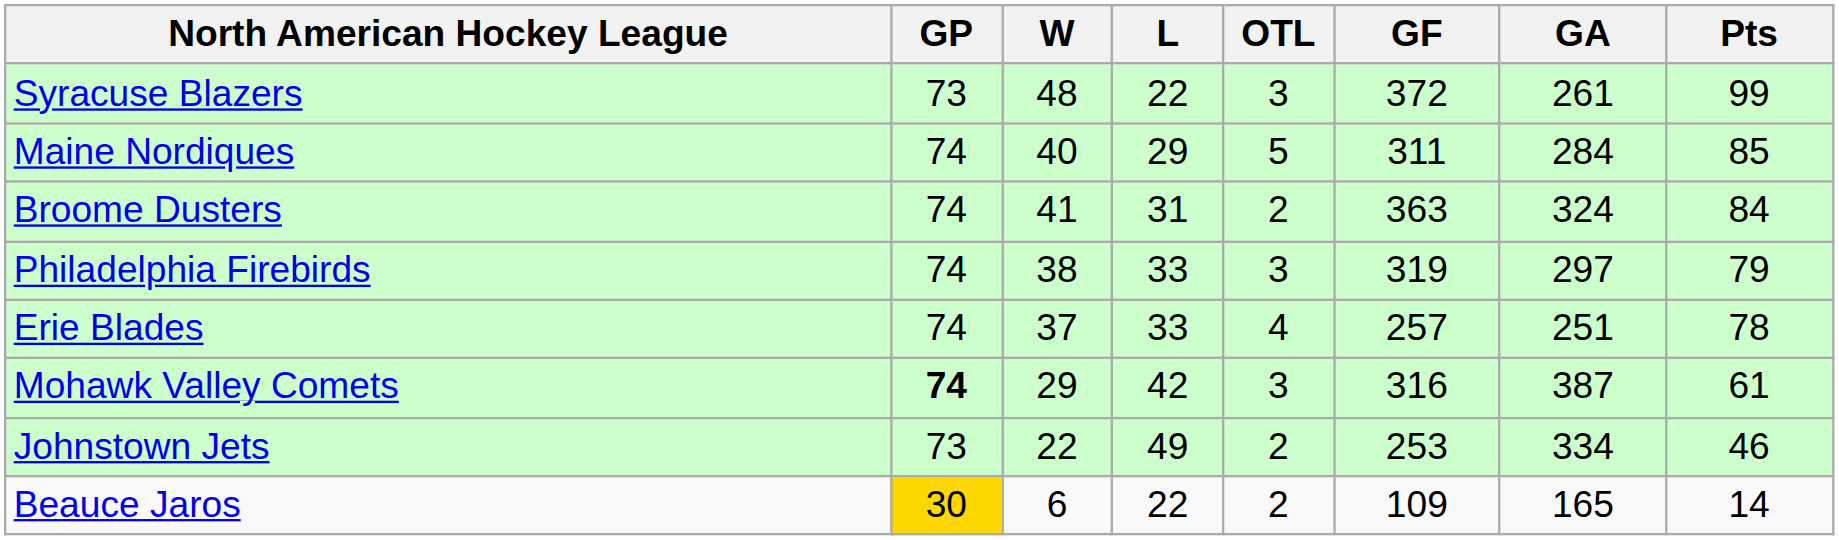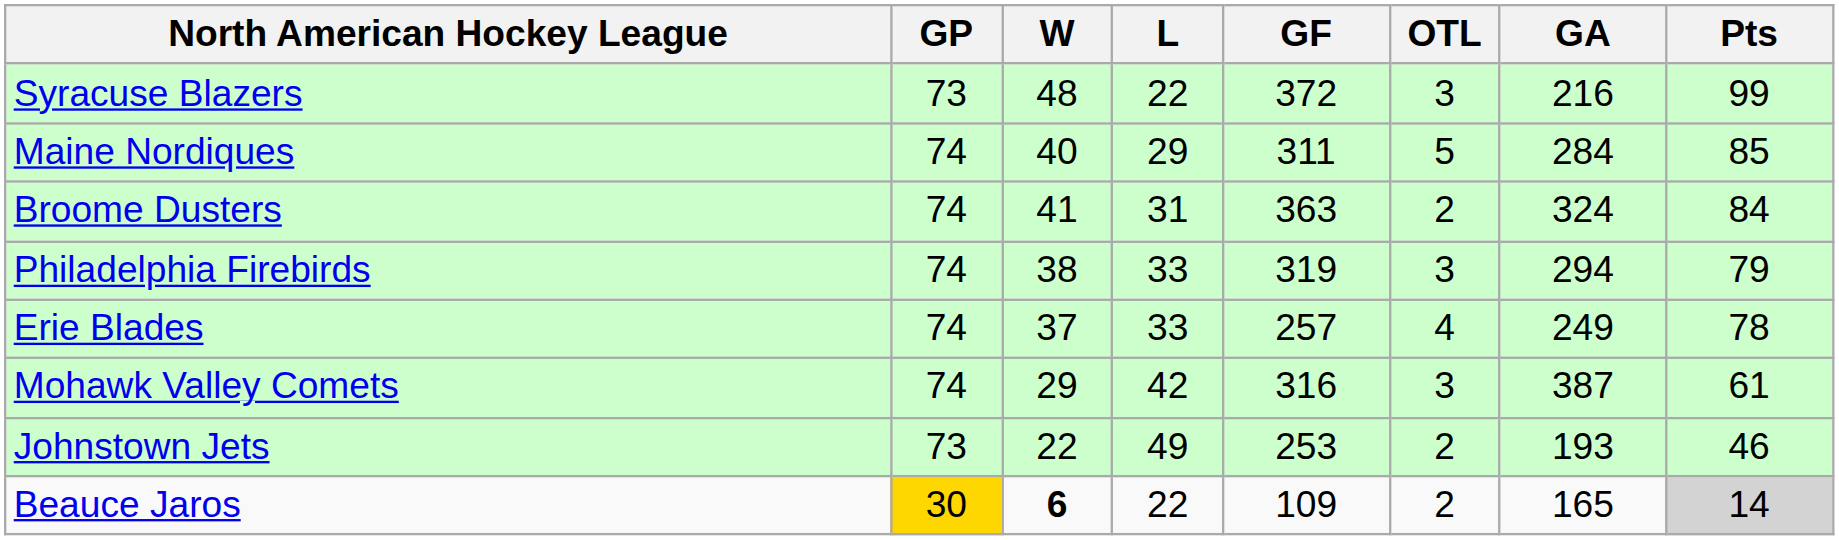columns swapped: (1278, 33) <-> (1417, 33)
(1583, 92) 261 -> (1583, 92) 216
(1583, 269) 297 -> (1583, 269) 294
(1583, 328) 251 -> (1583, 328) 249
(946, 387) bold -> (946, 387) normal
(1583, 446) 334 -> (1583, 446) 193
(1057, 504) normal -> (1057, 504) bold
(1749, 504) no background -> (1749, 504) lightgrey background
